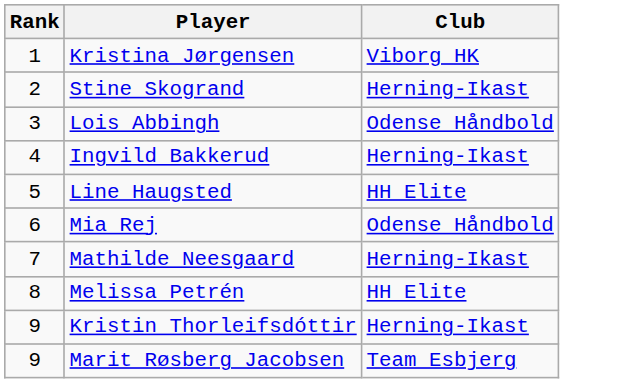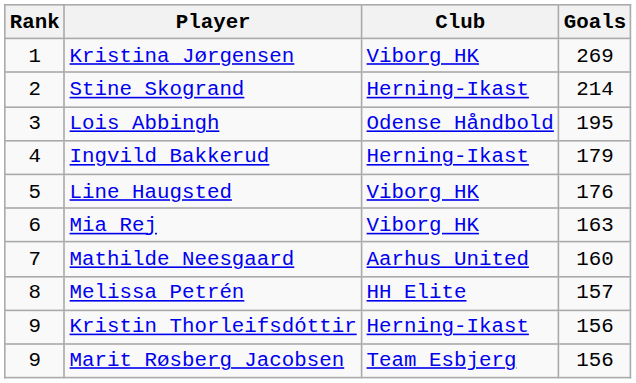+ column: (595, 22)
(417, 191) HH Elite -> (423, 191) Viborg HK
(460, 225) Odense Håndbold -> (423, 225) Viborg HK
(448, 259) Herning-Ikast -> (448, 259) Aarhus United
